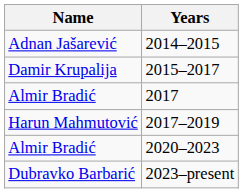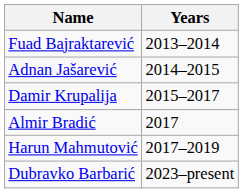+ row: (183, 43)
- row: (183, 148)
